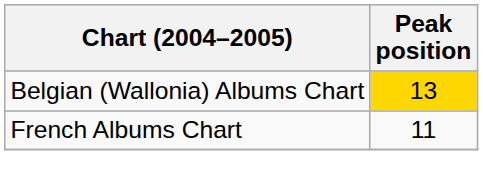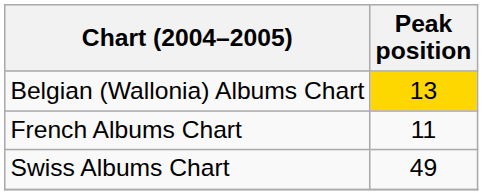+ row: (120, 168)
